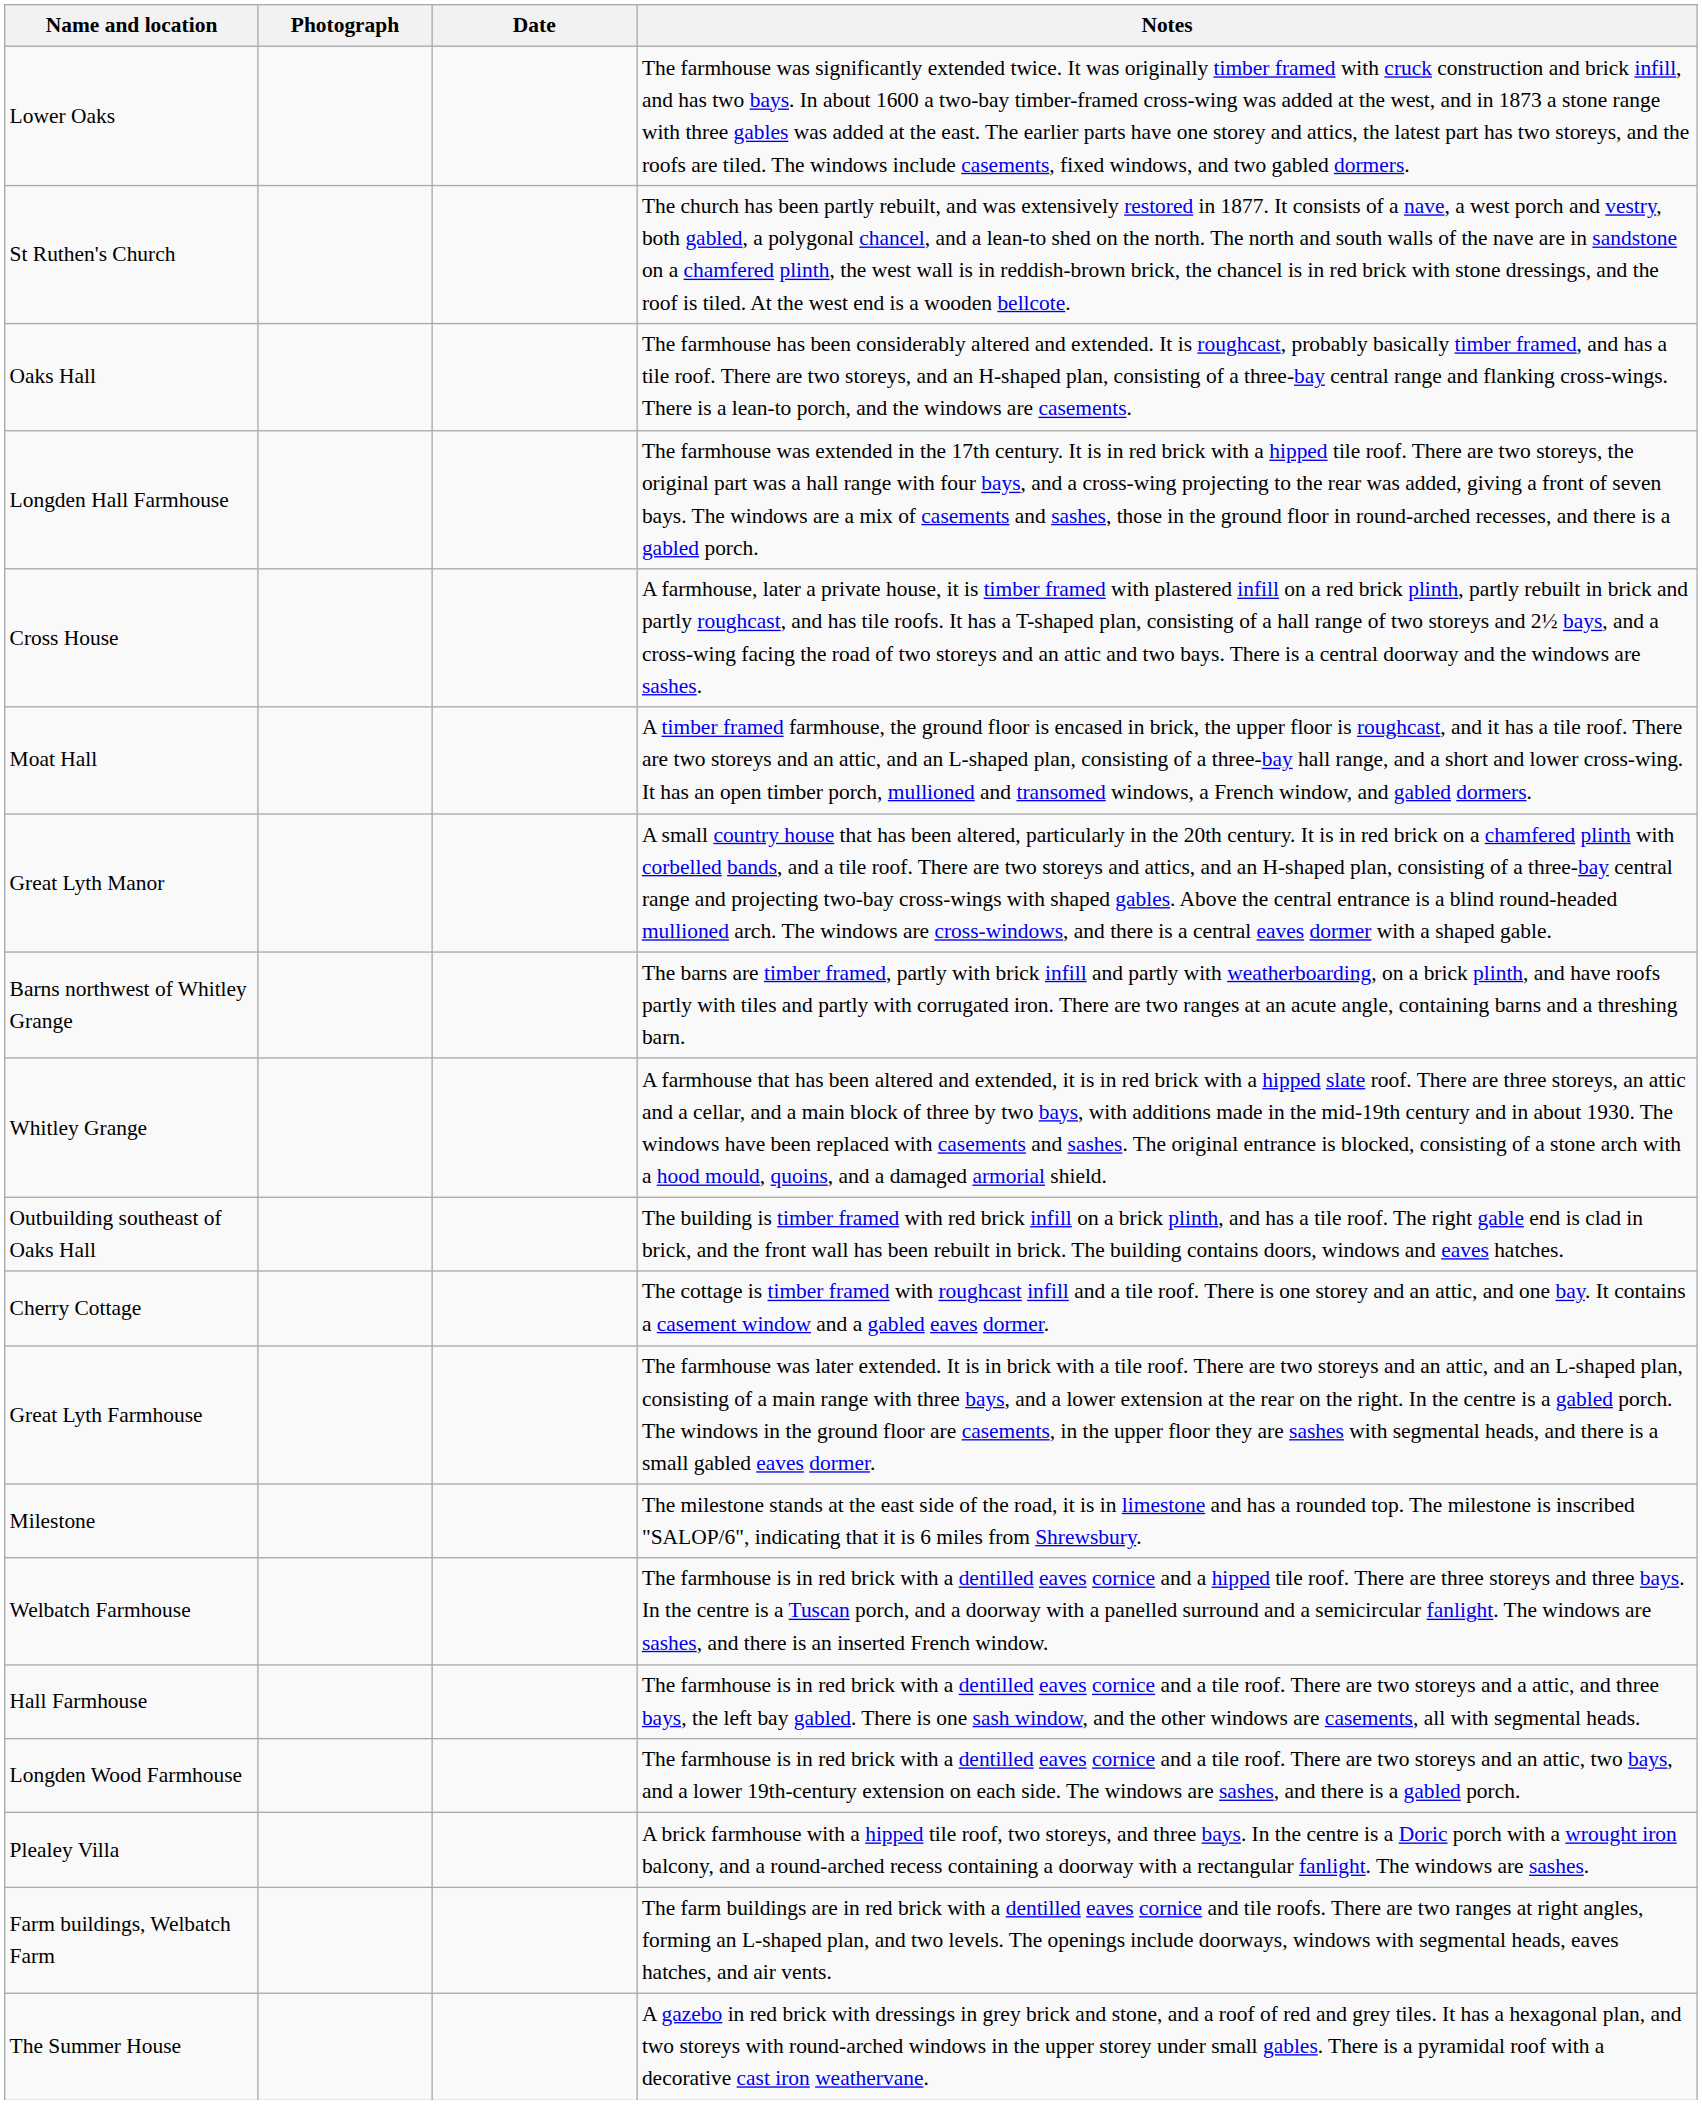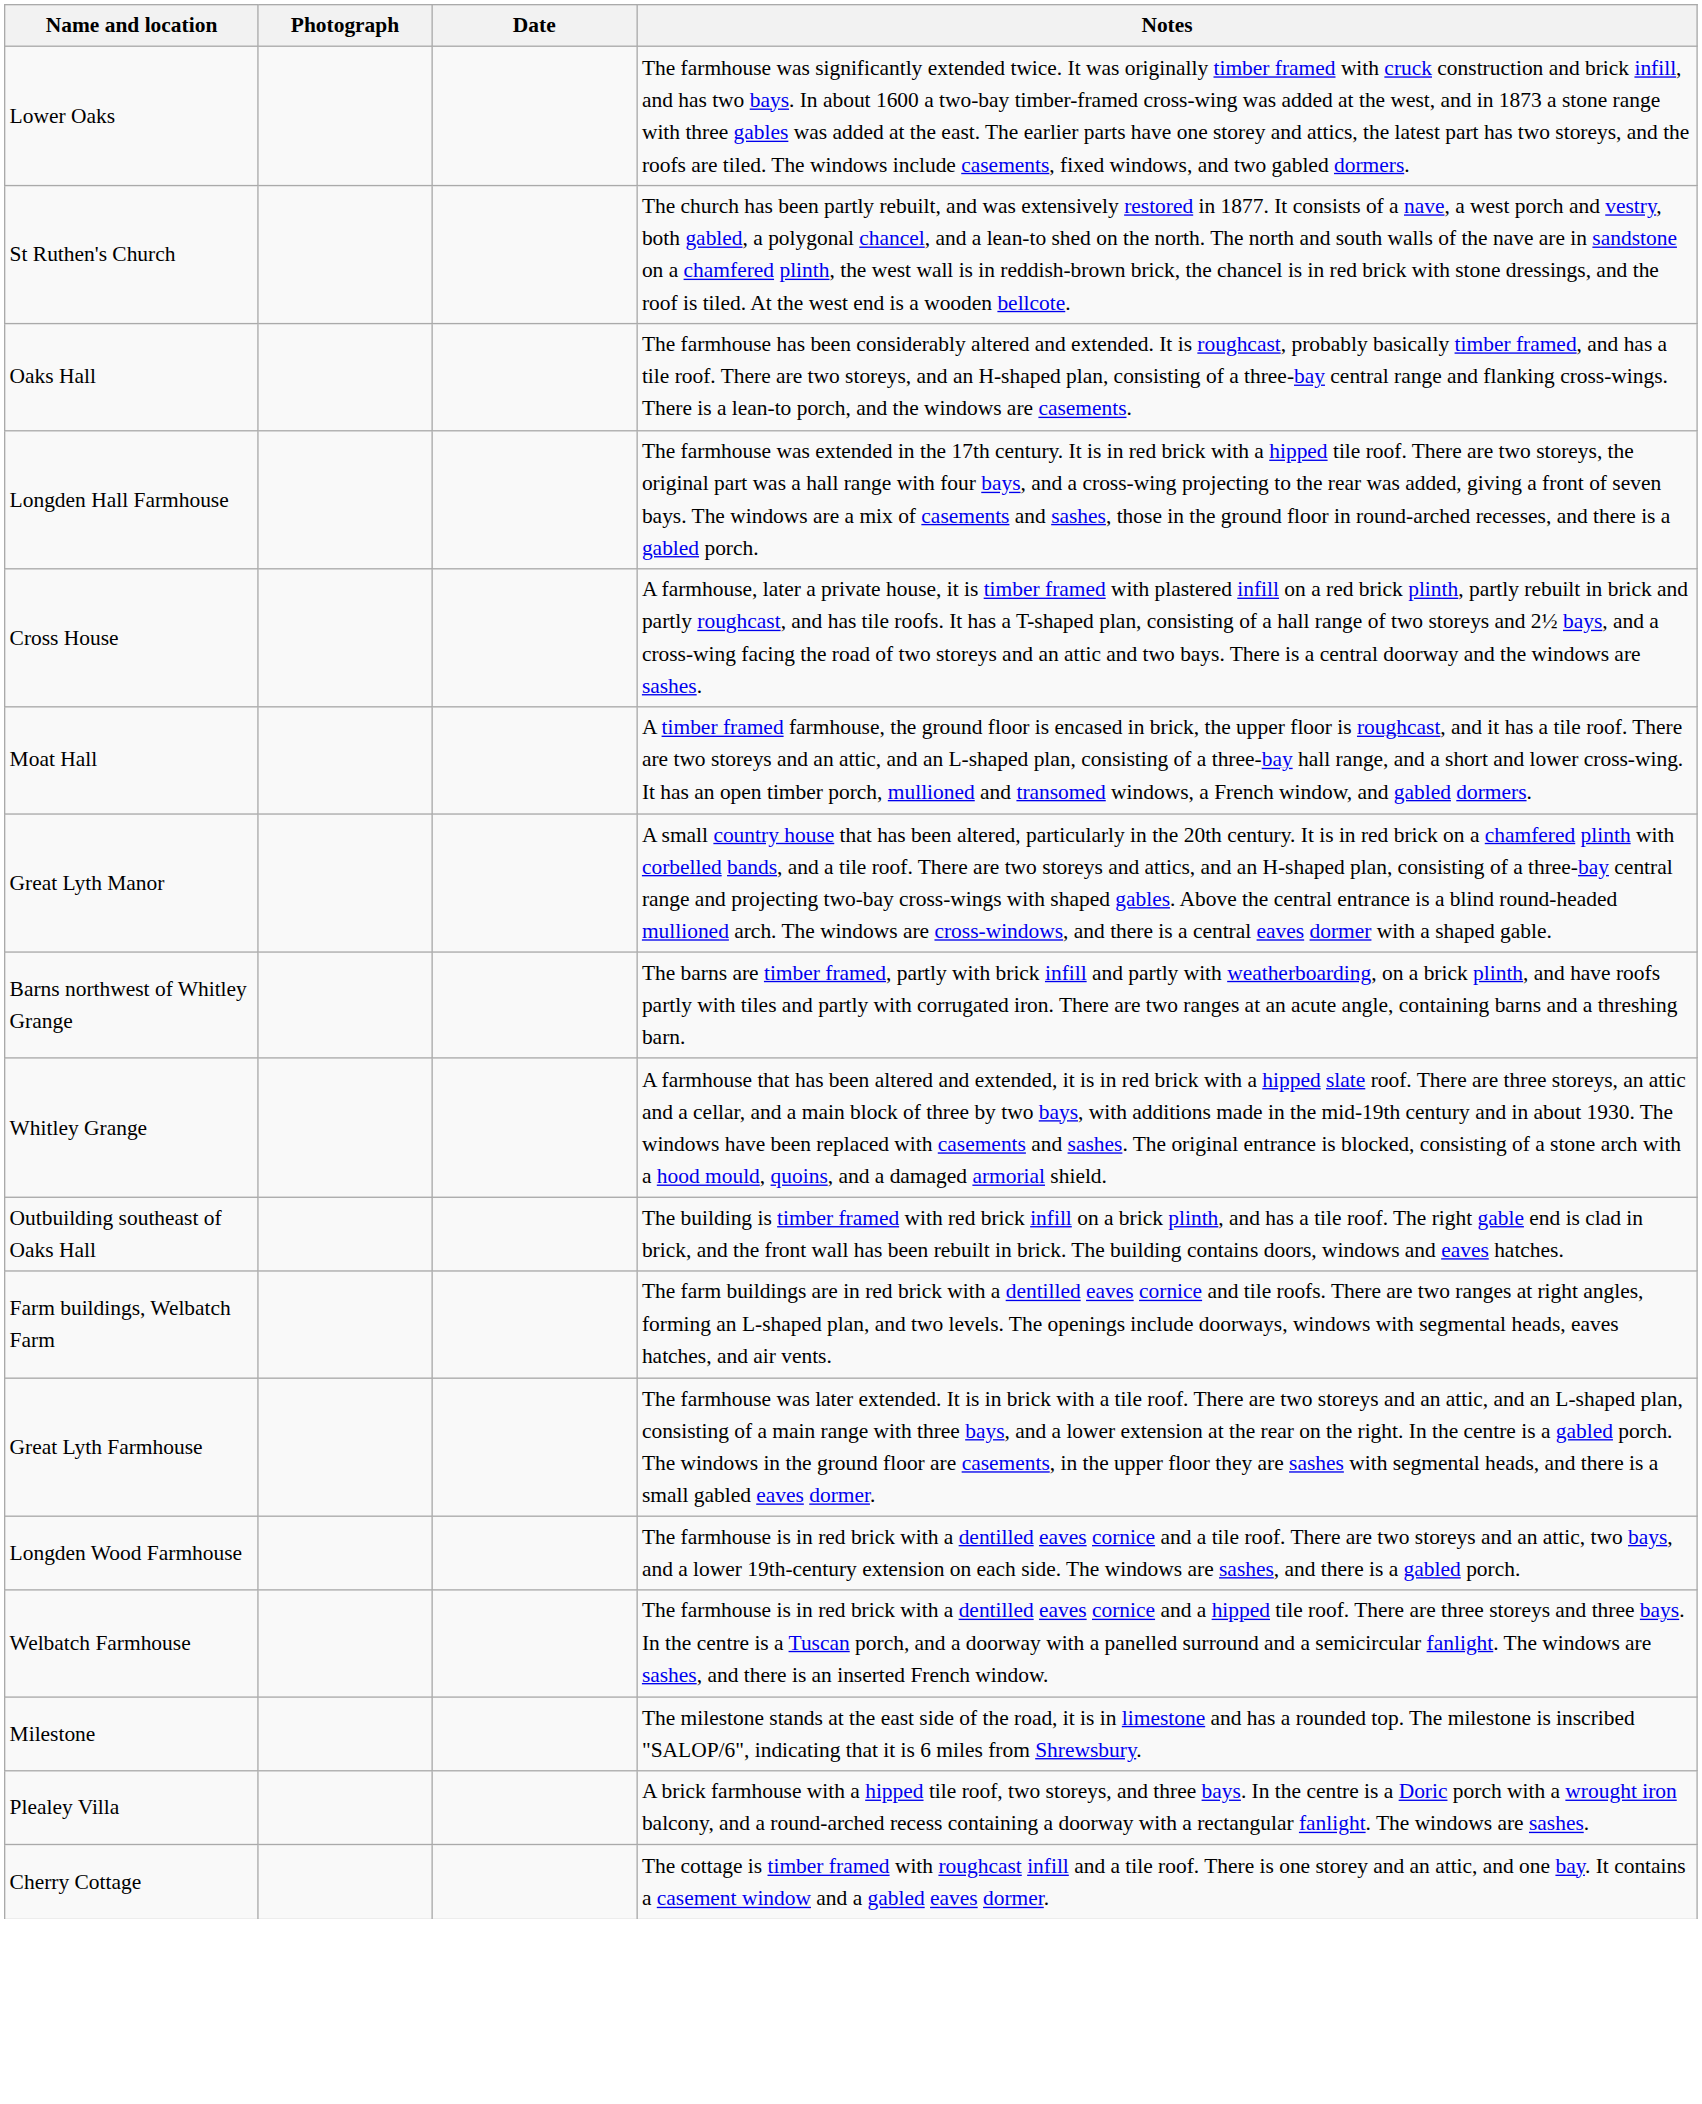rows swapped: (75, 1308) <-> (120, 1940)
rows swapped: (126, 1775) <-> (52, 1520)
- row: (78, 1701)
- row: (95, 2046)
